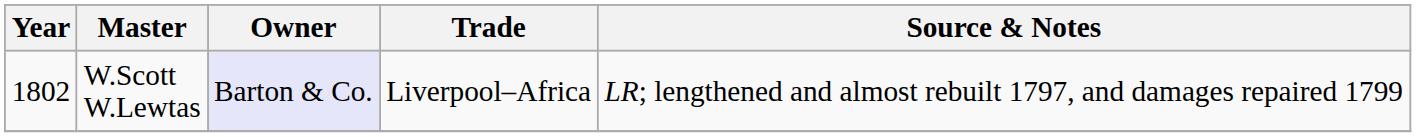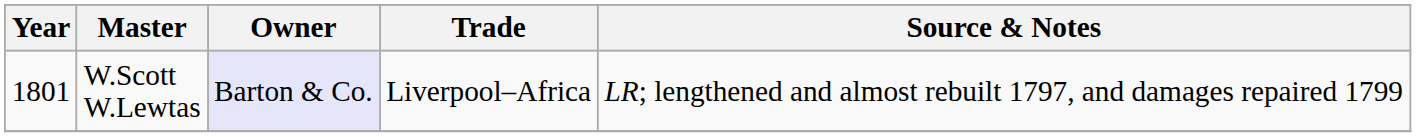(41, 90) 1802 -> (41, 90) 1801
